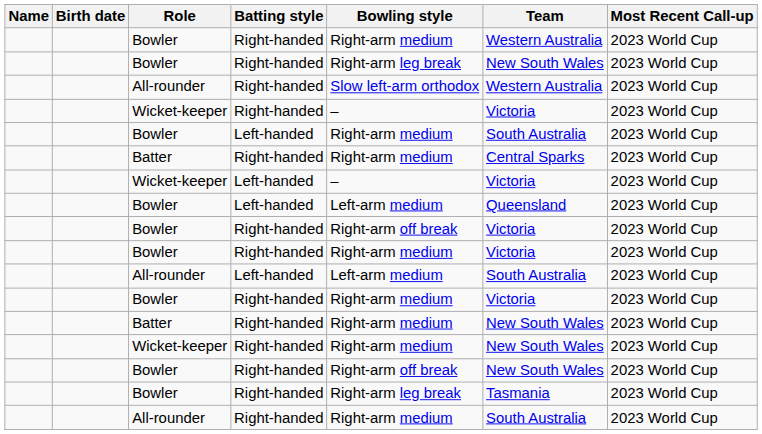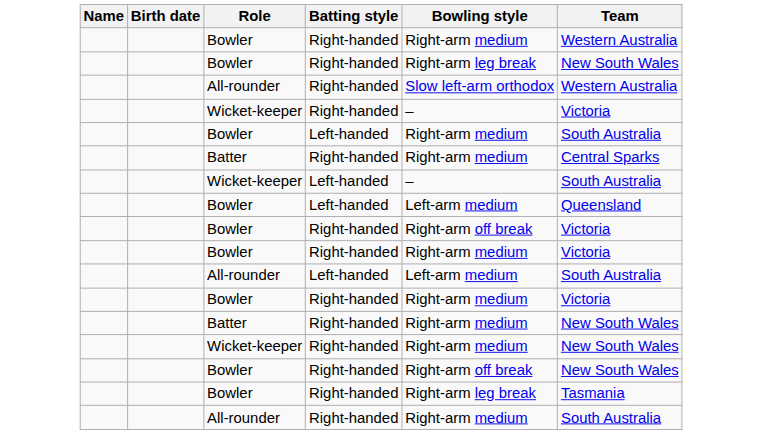- column: (682, 16)
(511, 181) Victoria -> (611, 181) South Australia
